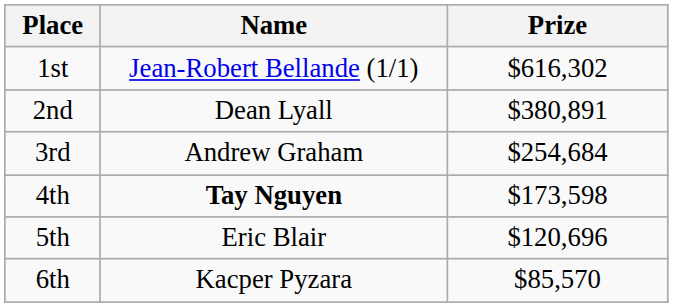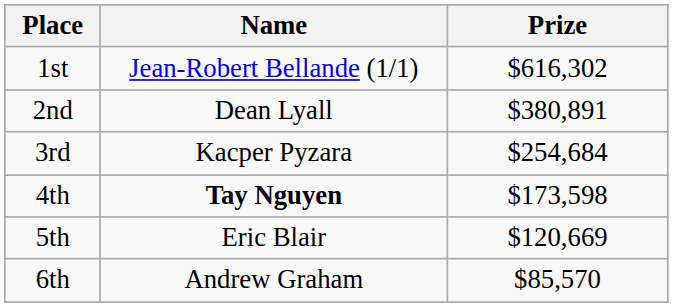(274, 152) Andrew Graham -> (274, 152) Kacper Pyzara
(558, 237) $120,696 -> (558, 237) $120,669
(274, 279) Kacper Pyzara -> (274, 279) Andrew Graham
